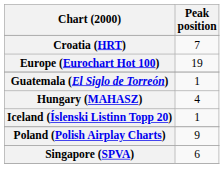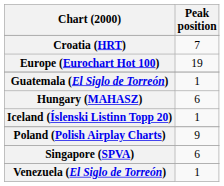(197, 99) 4 -> (197, 99) 6
+ row: (90, 172)
